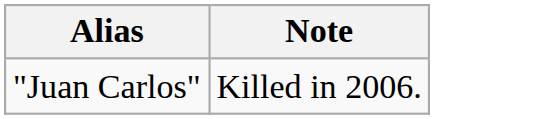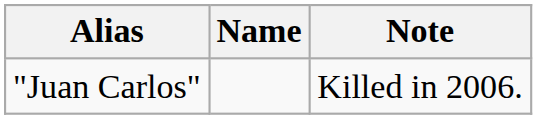+ column: (259, 31)
